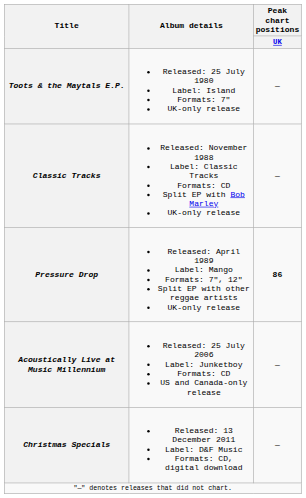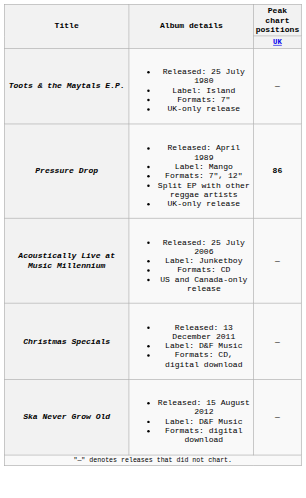- row: (67, 176)
+ row: (67, 417)
